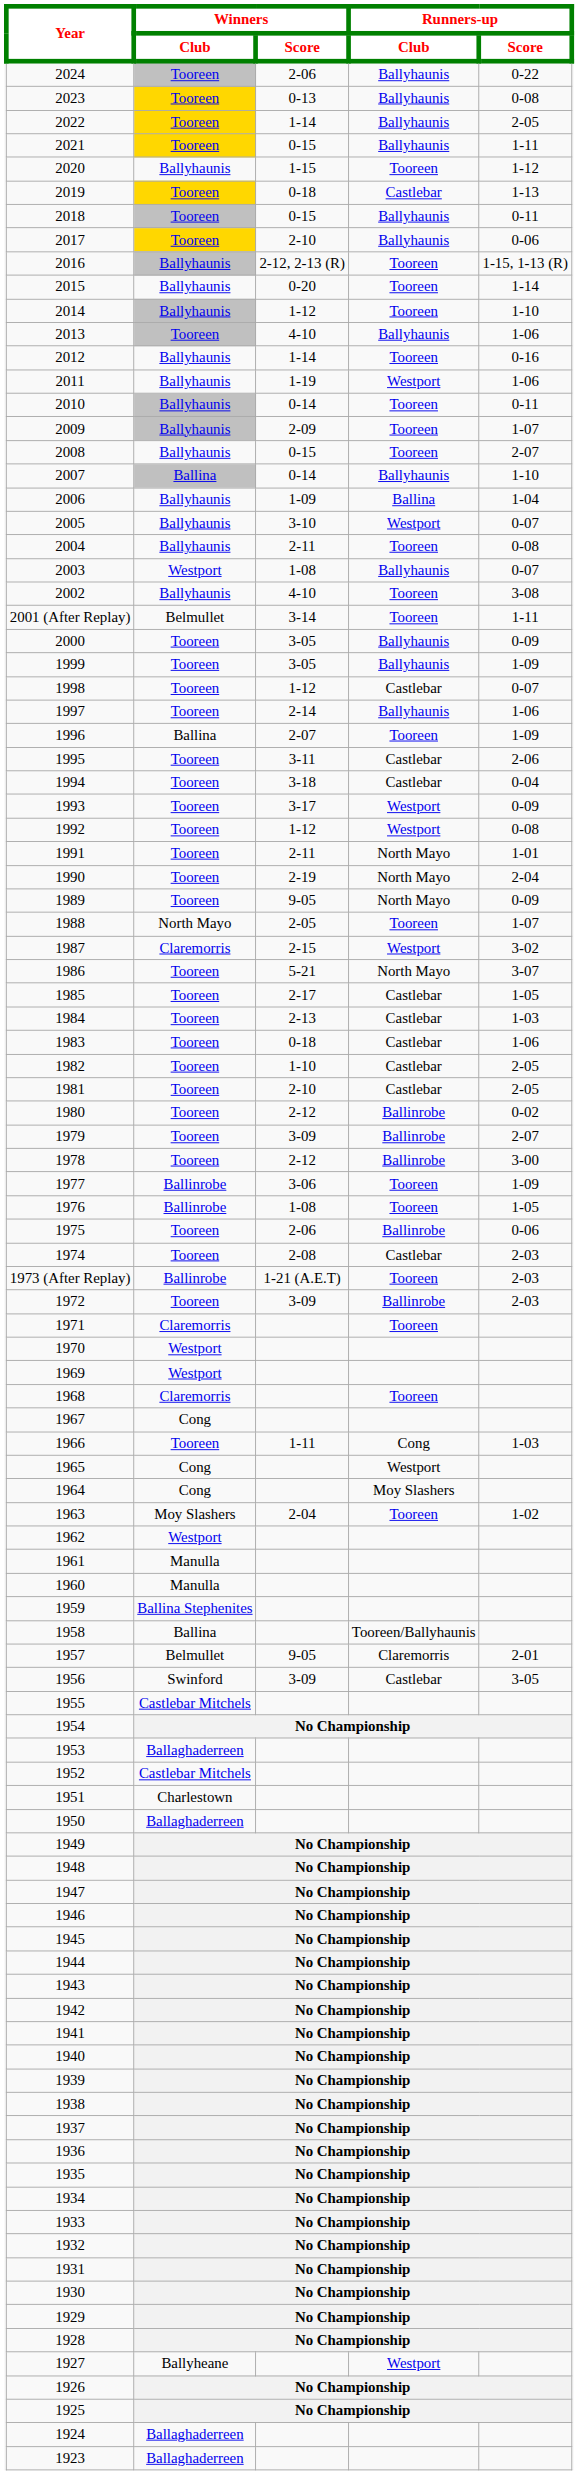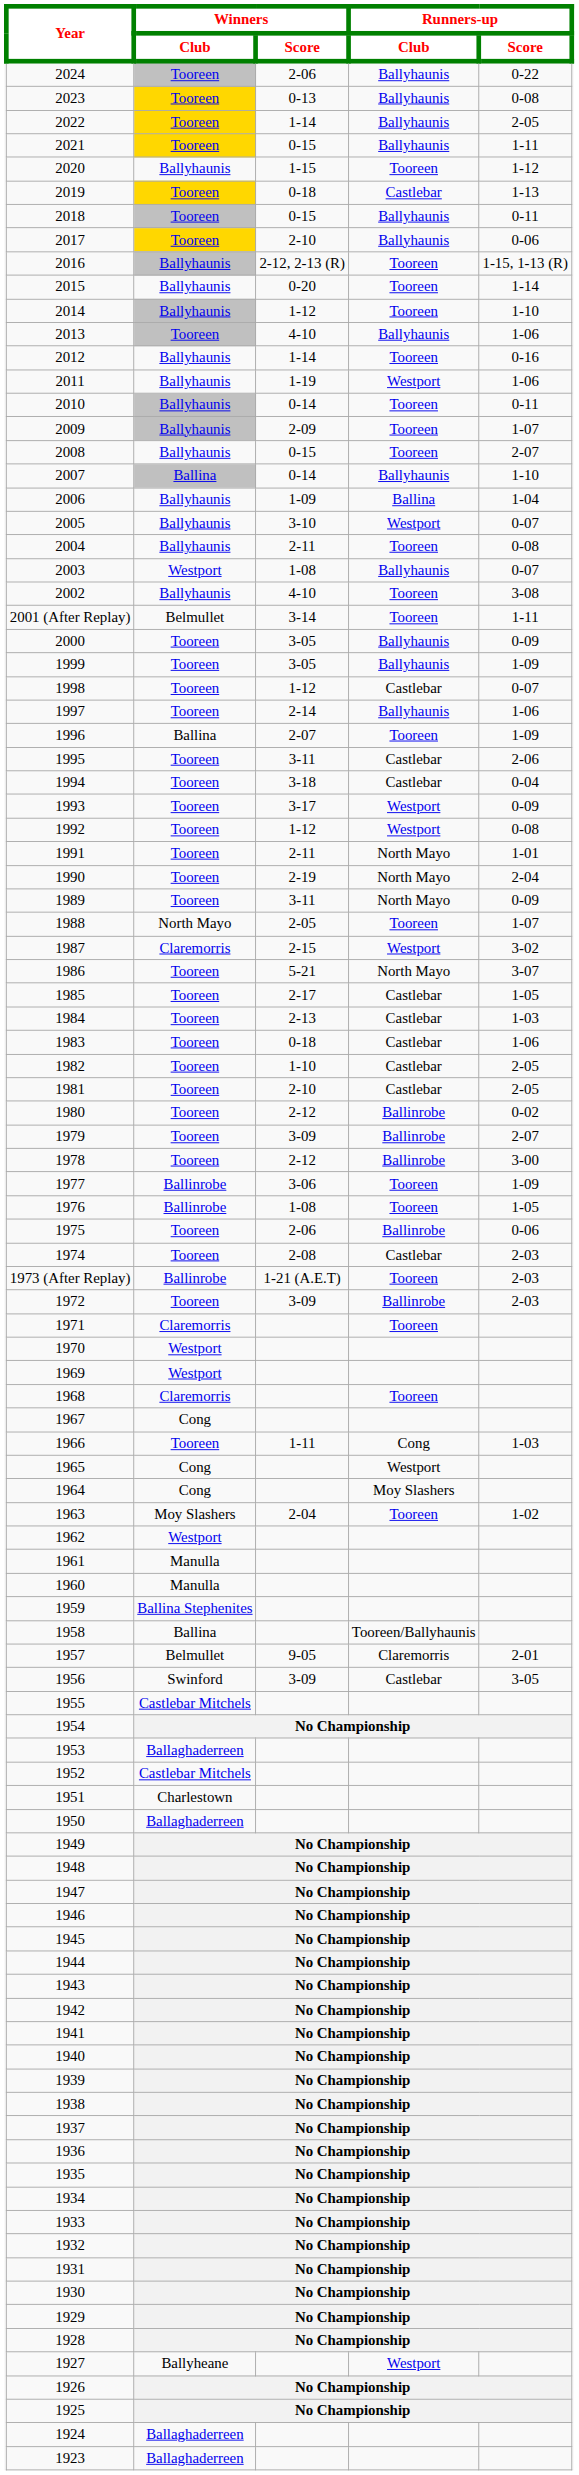(302, 900) 9-05 -> (302, 900) 3-11
